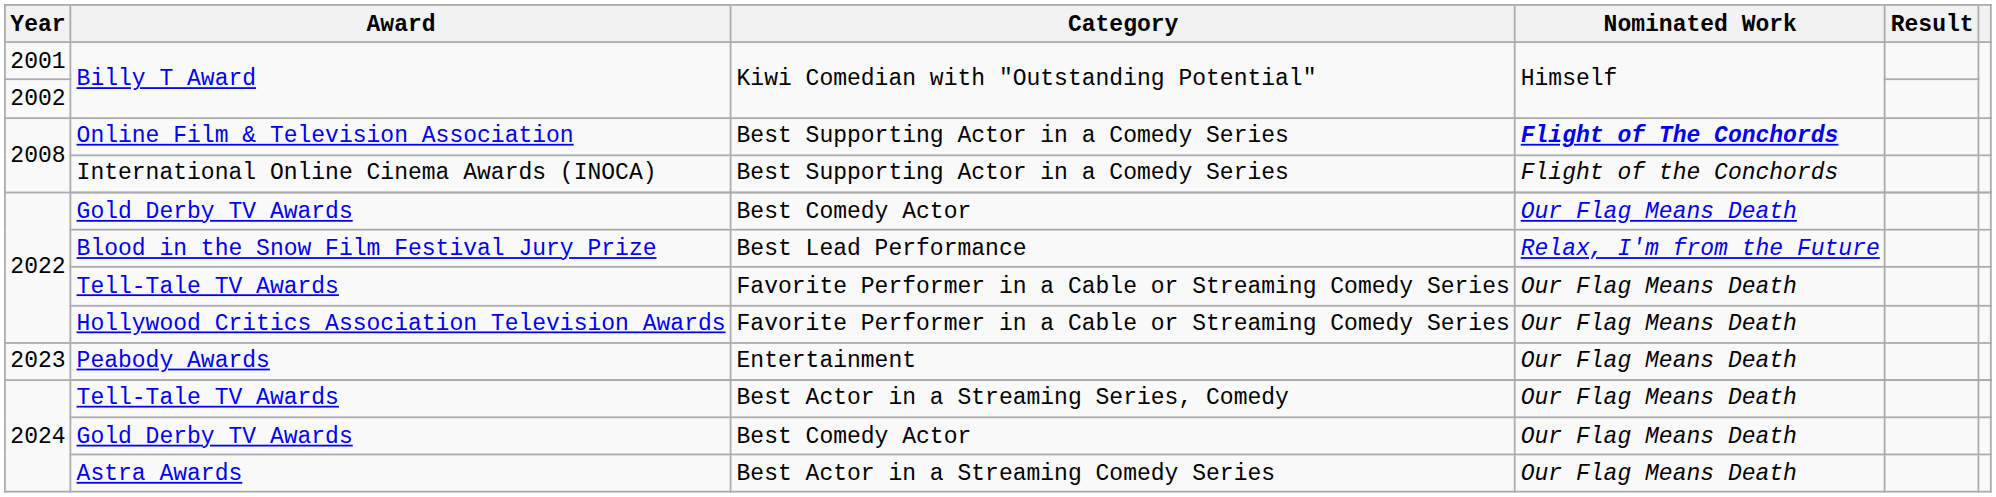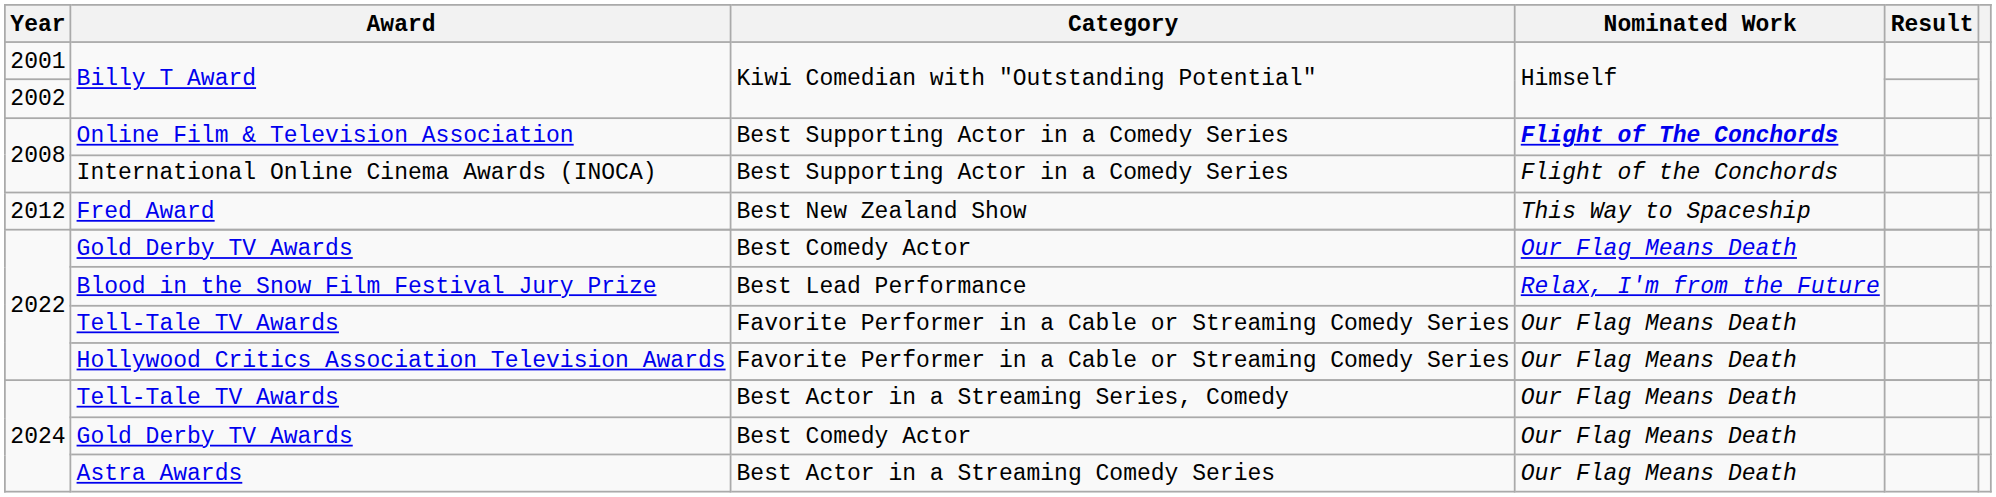+ row: (38, 211)
- row: (38, 361)
